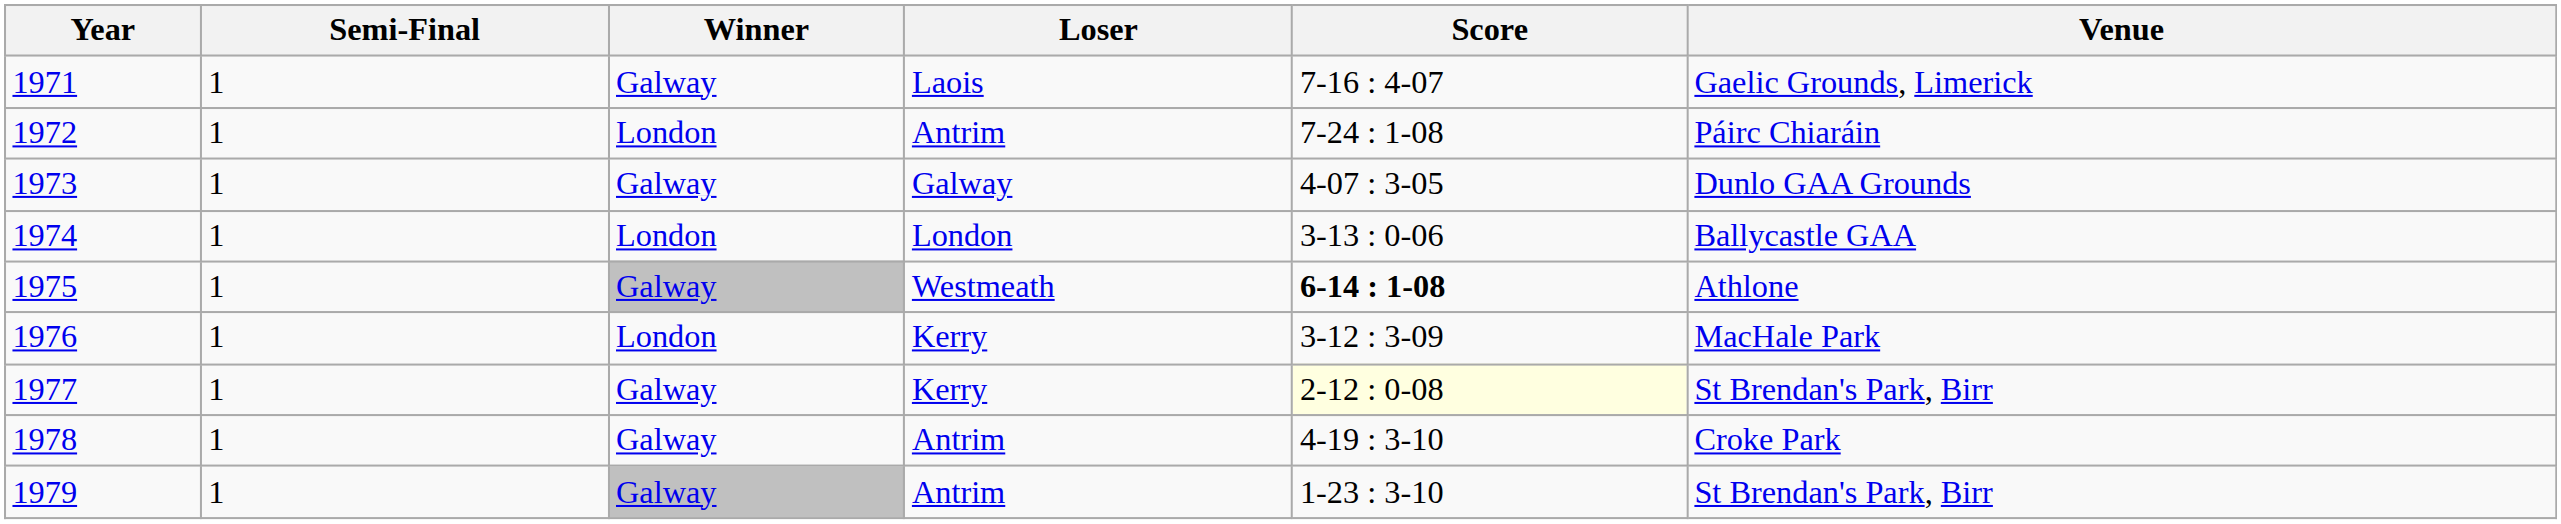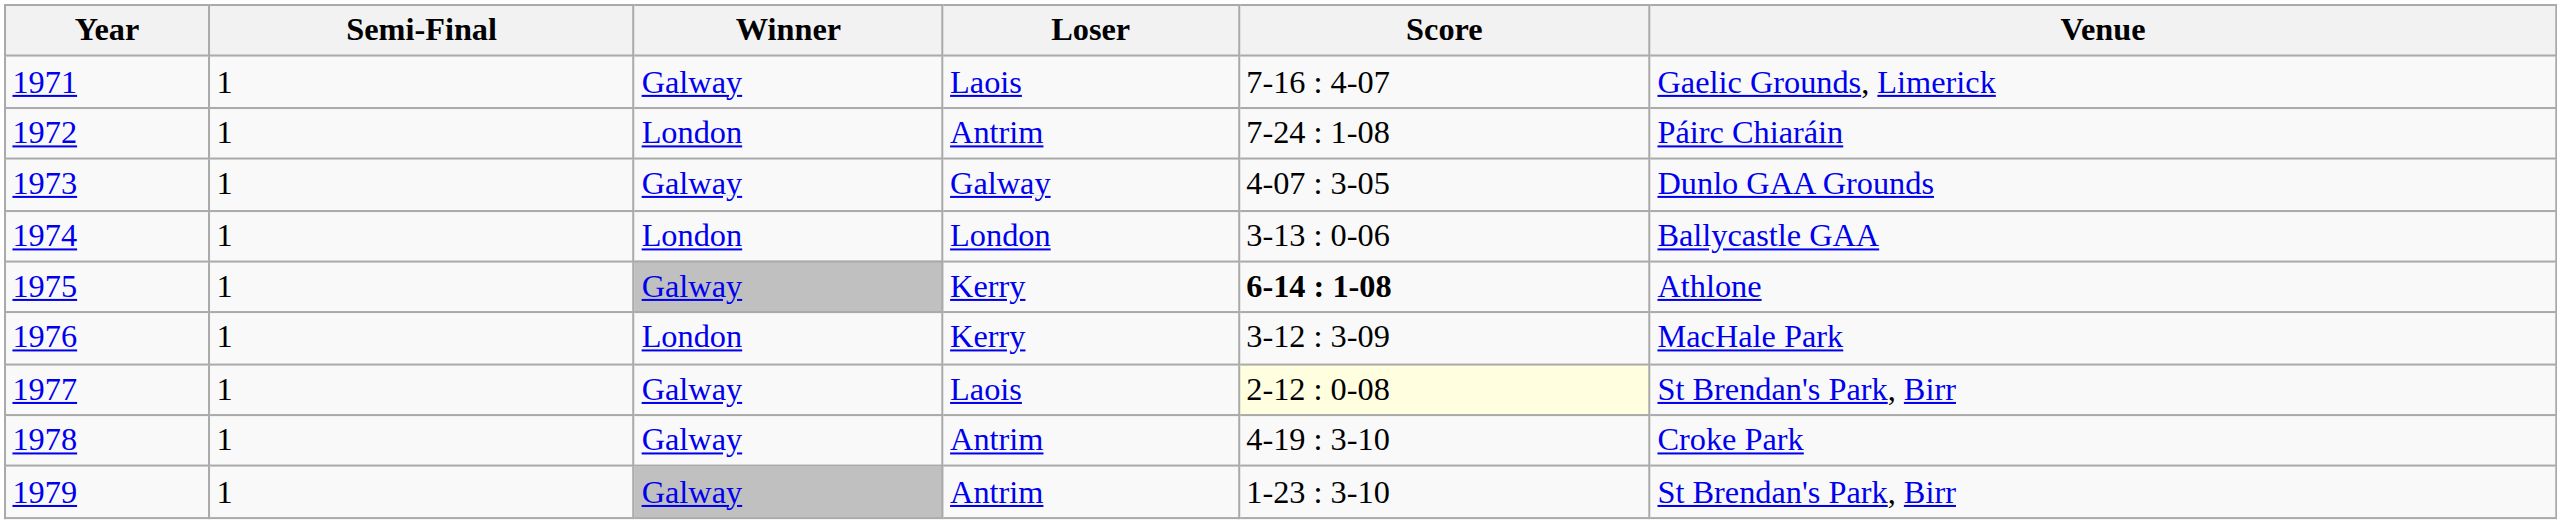(983, 286) Westmeath -> (988, 286) Kerry
(950, 388) Kerry -> (986, 388) Laois
